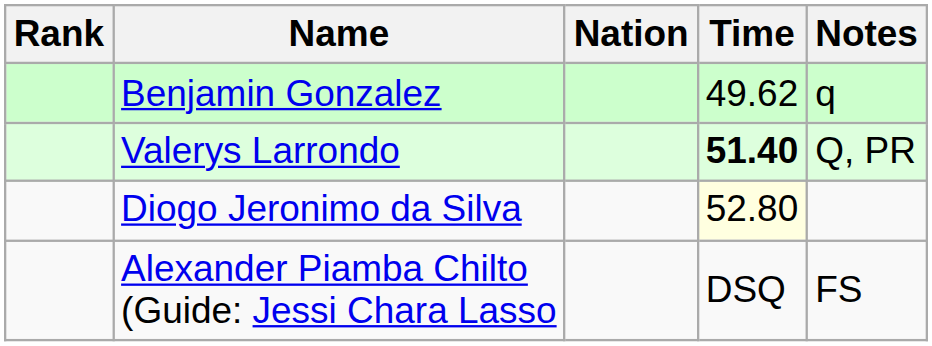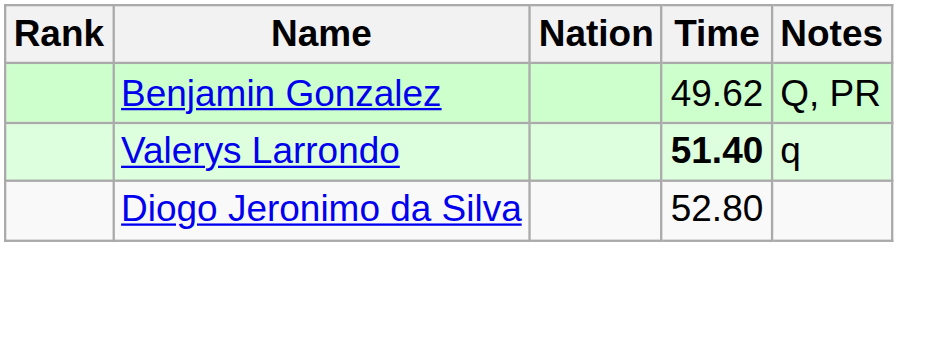(826, 92) q -> (831, 92) Q, PR
(866, 151) Q, PR -> (791, 151) q
(752, 209) lightyellow background -> (717, 209) no background
- row: (339, 289)
